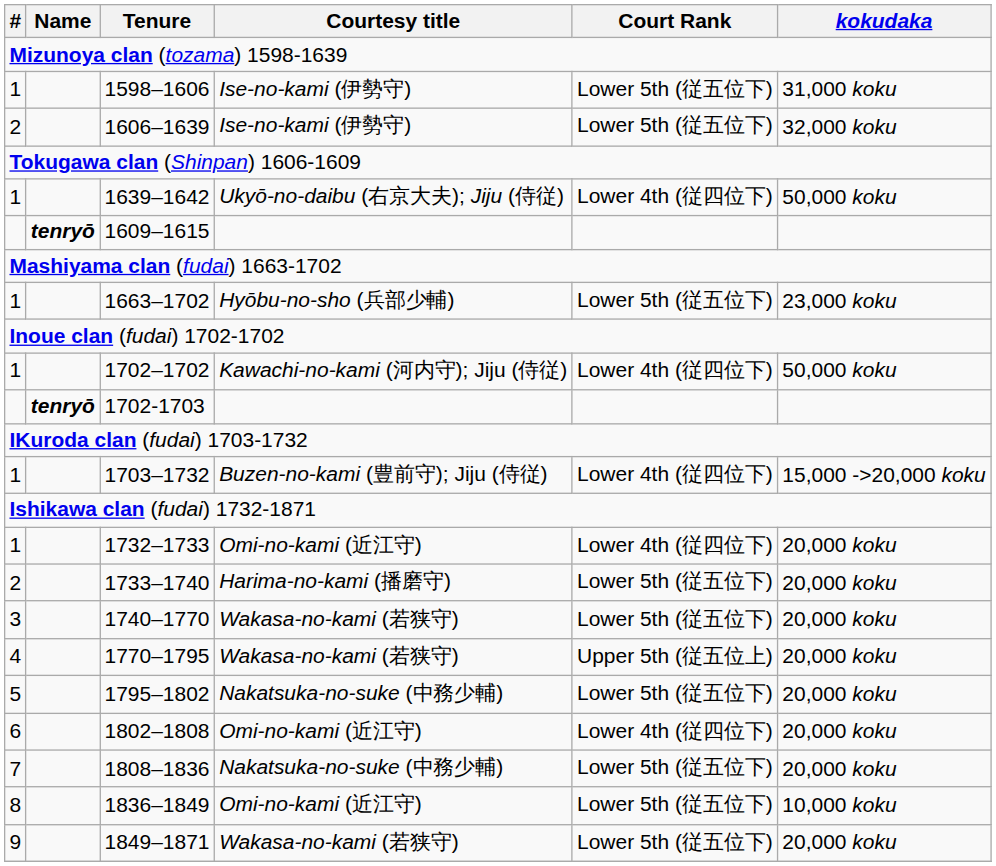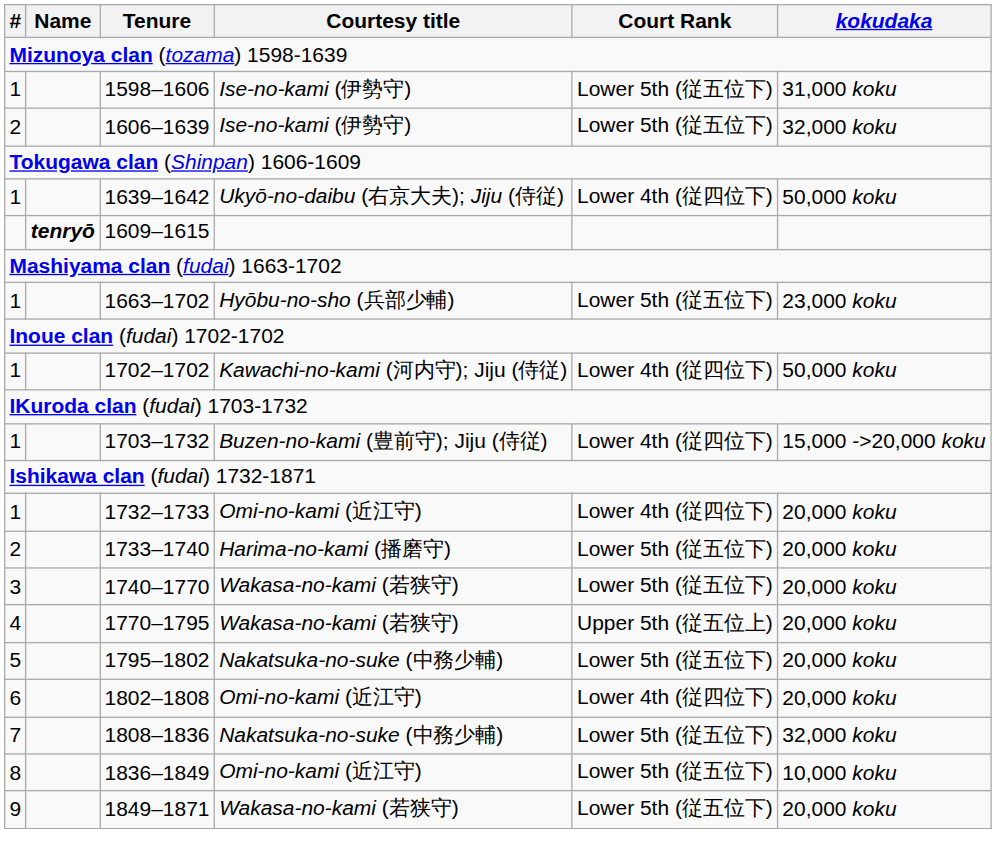- row: (155, 406)
(839, 768) 20,000 koku -> (839, 735) 32,000 koku
